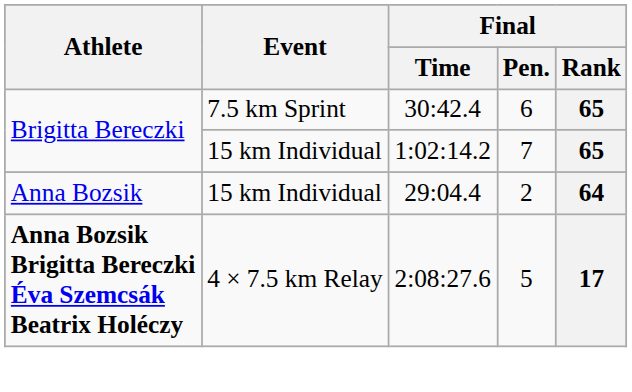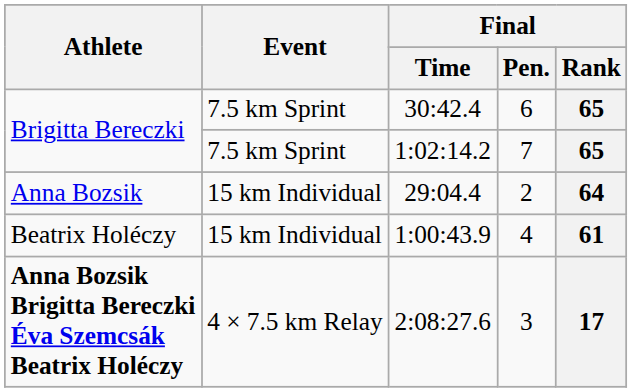(294, 151) 15 km Individual -> (277, 151) 7.5 km Sprint
+ row: (443, 234)
(526, 279) 5 -> (526, 321) 3
